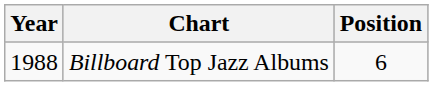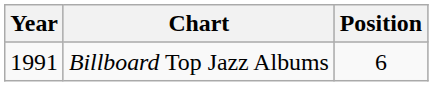(34, 61) 1988 -> (34, 61) 1991
